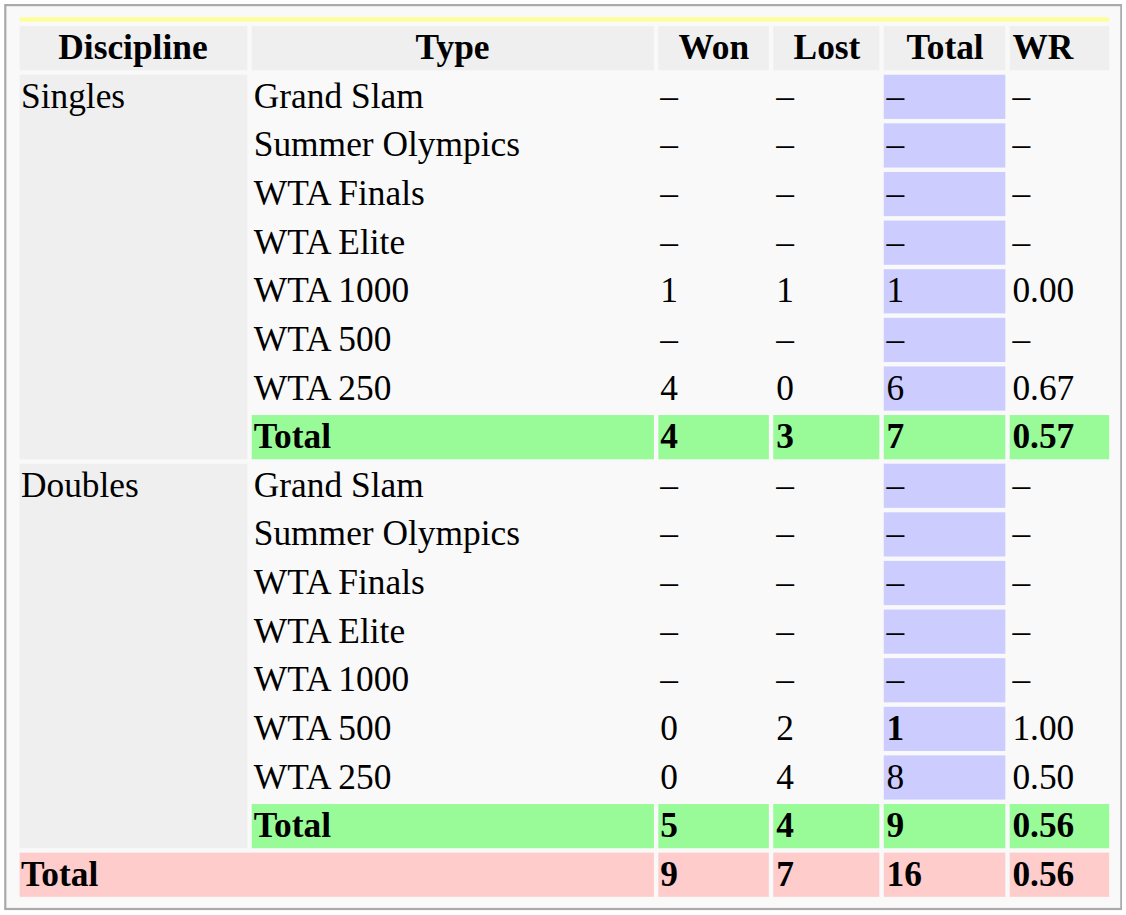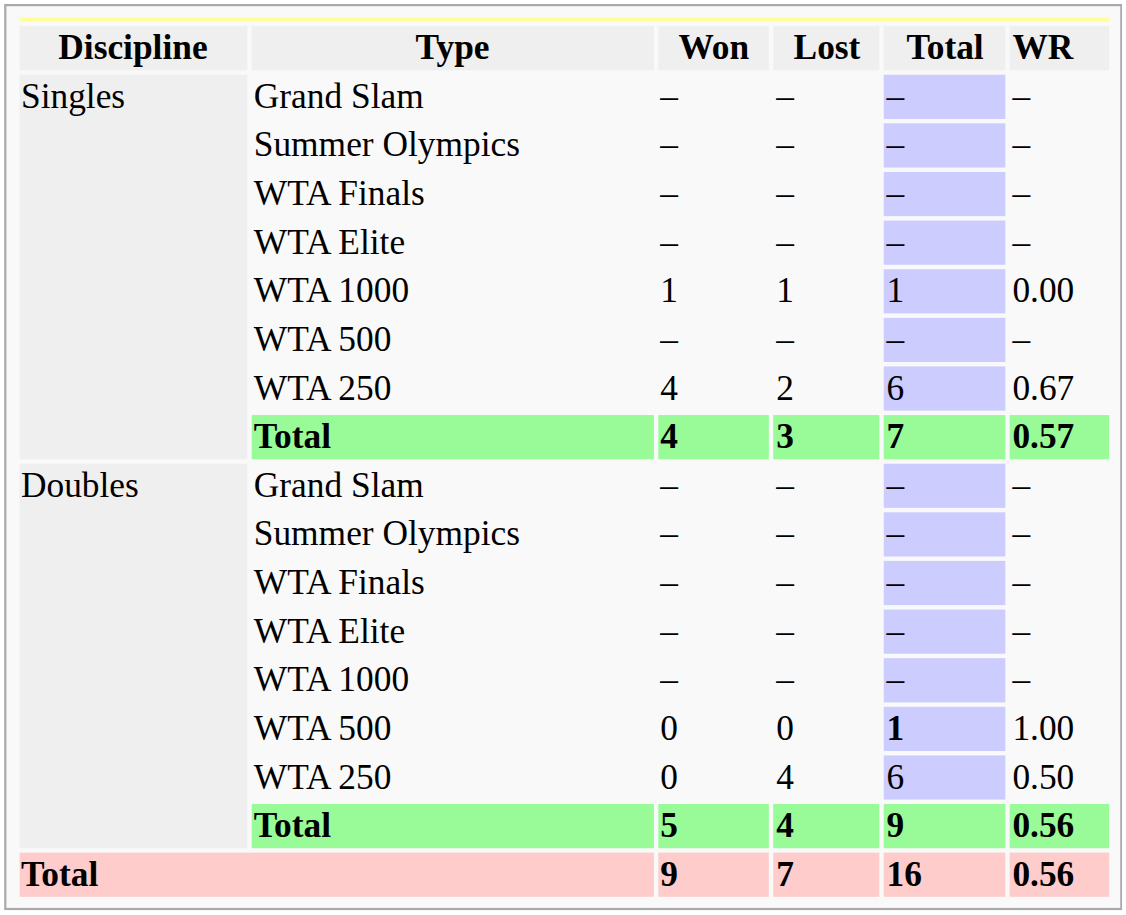(785, 388) 0 -> (785, 388) 2
(785, 728) 2 -> (785, 728) 0
(895, 777) 8 -> (895, 777) 6
